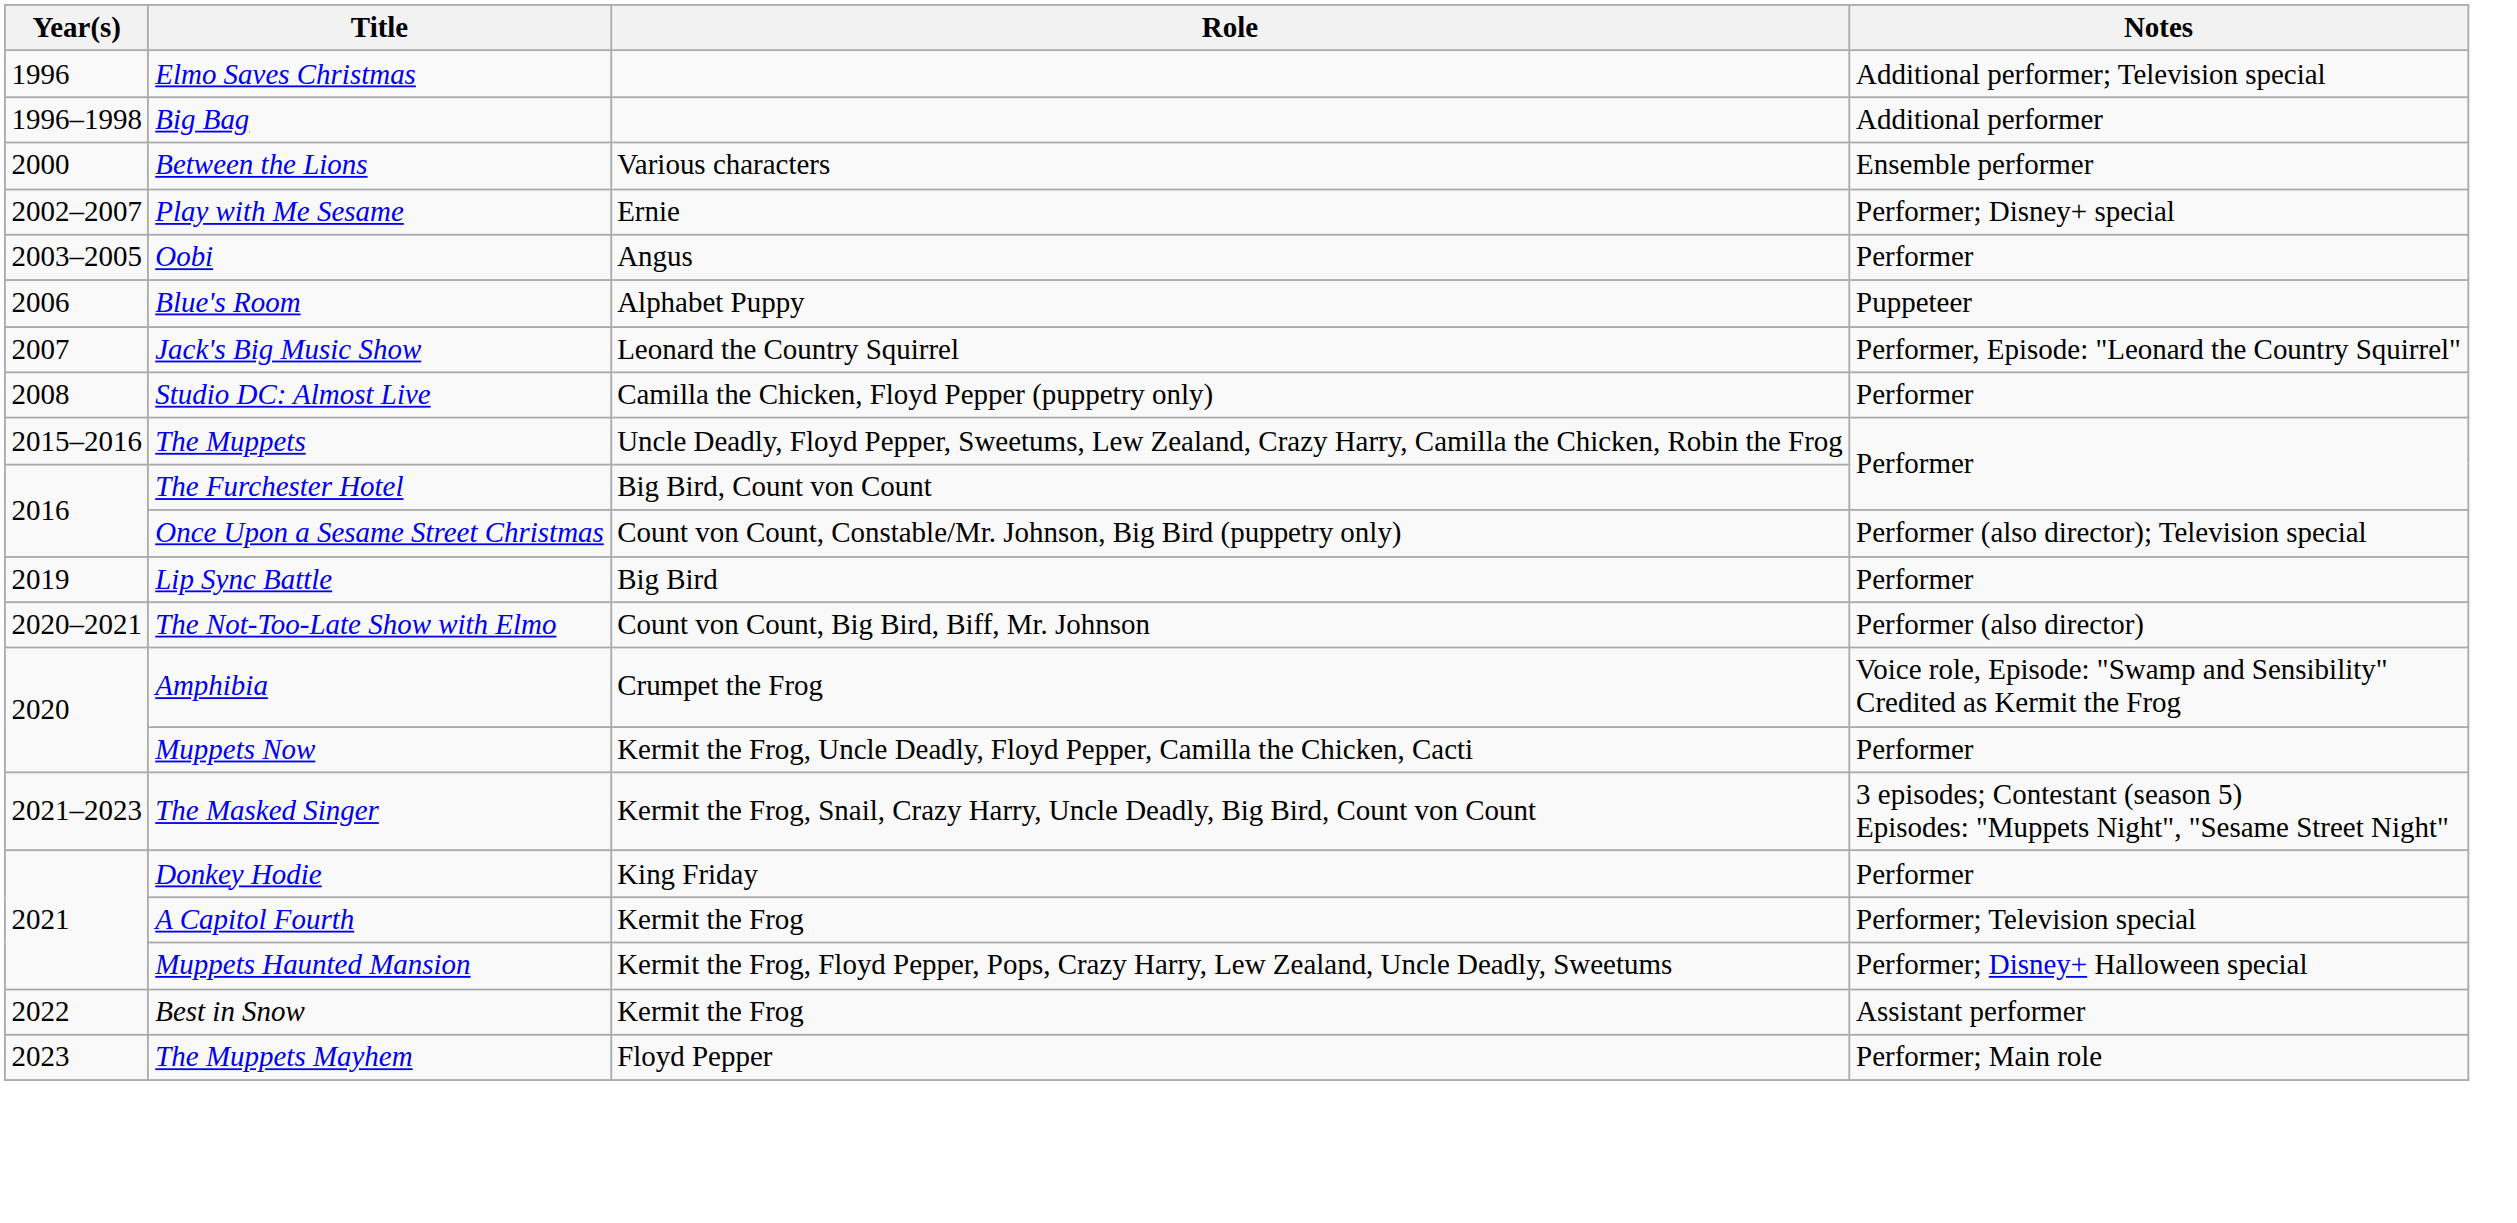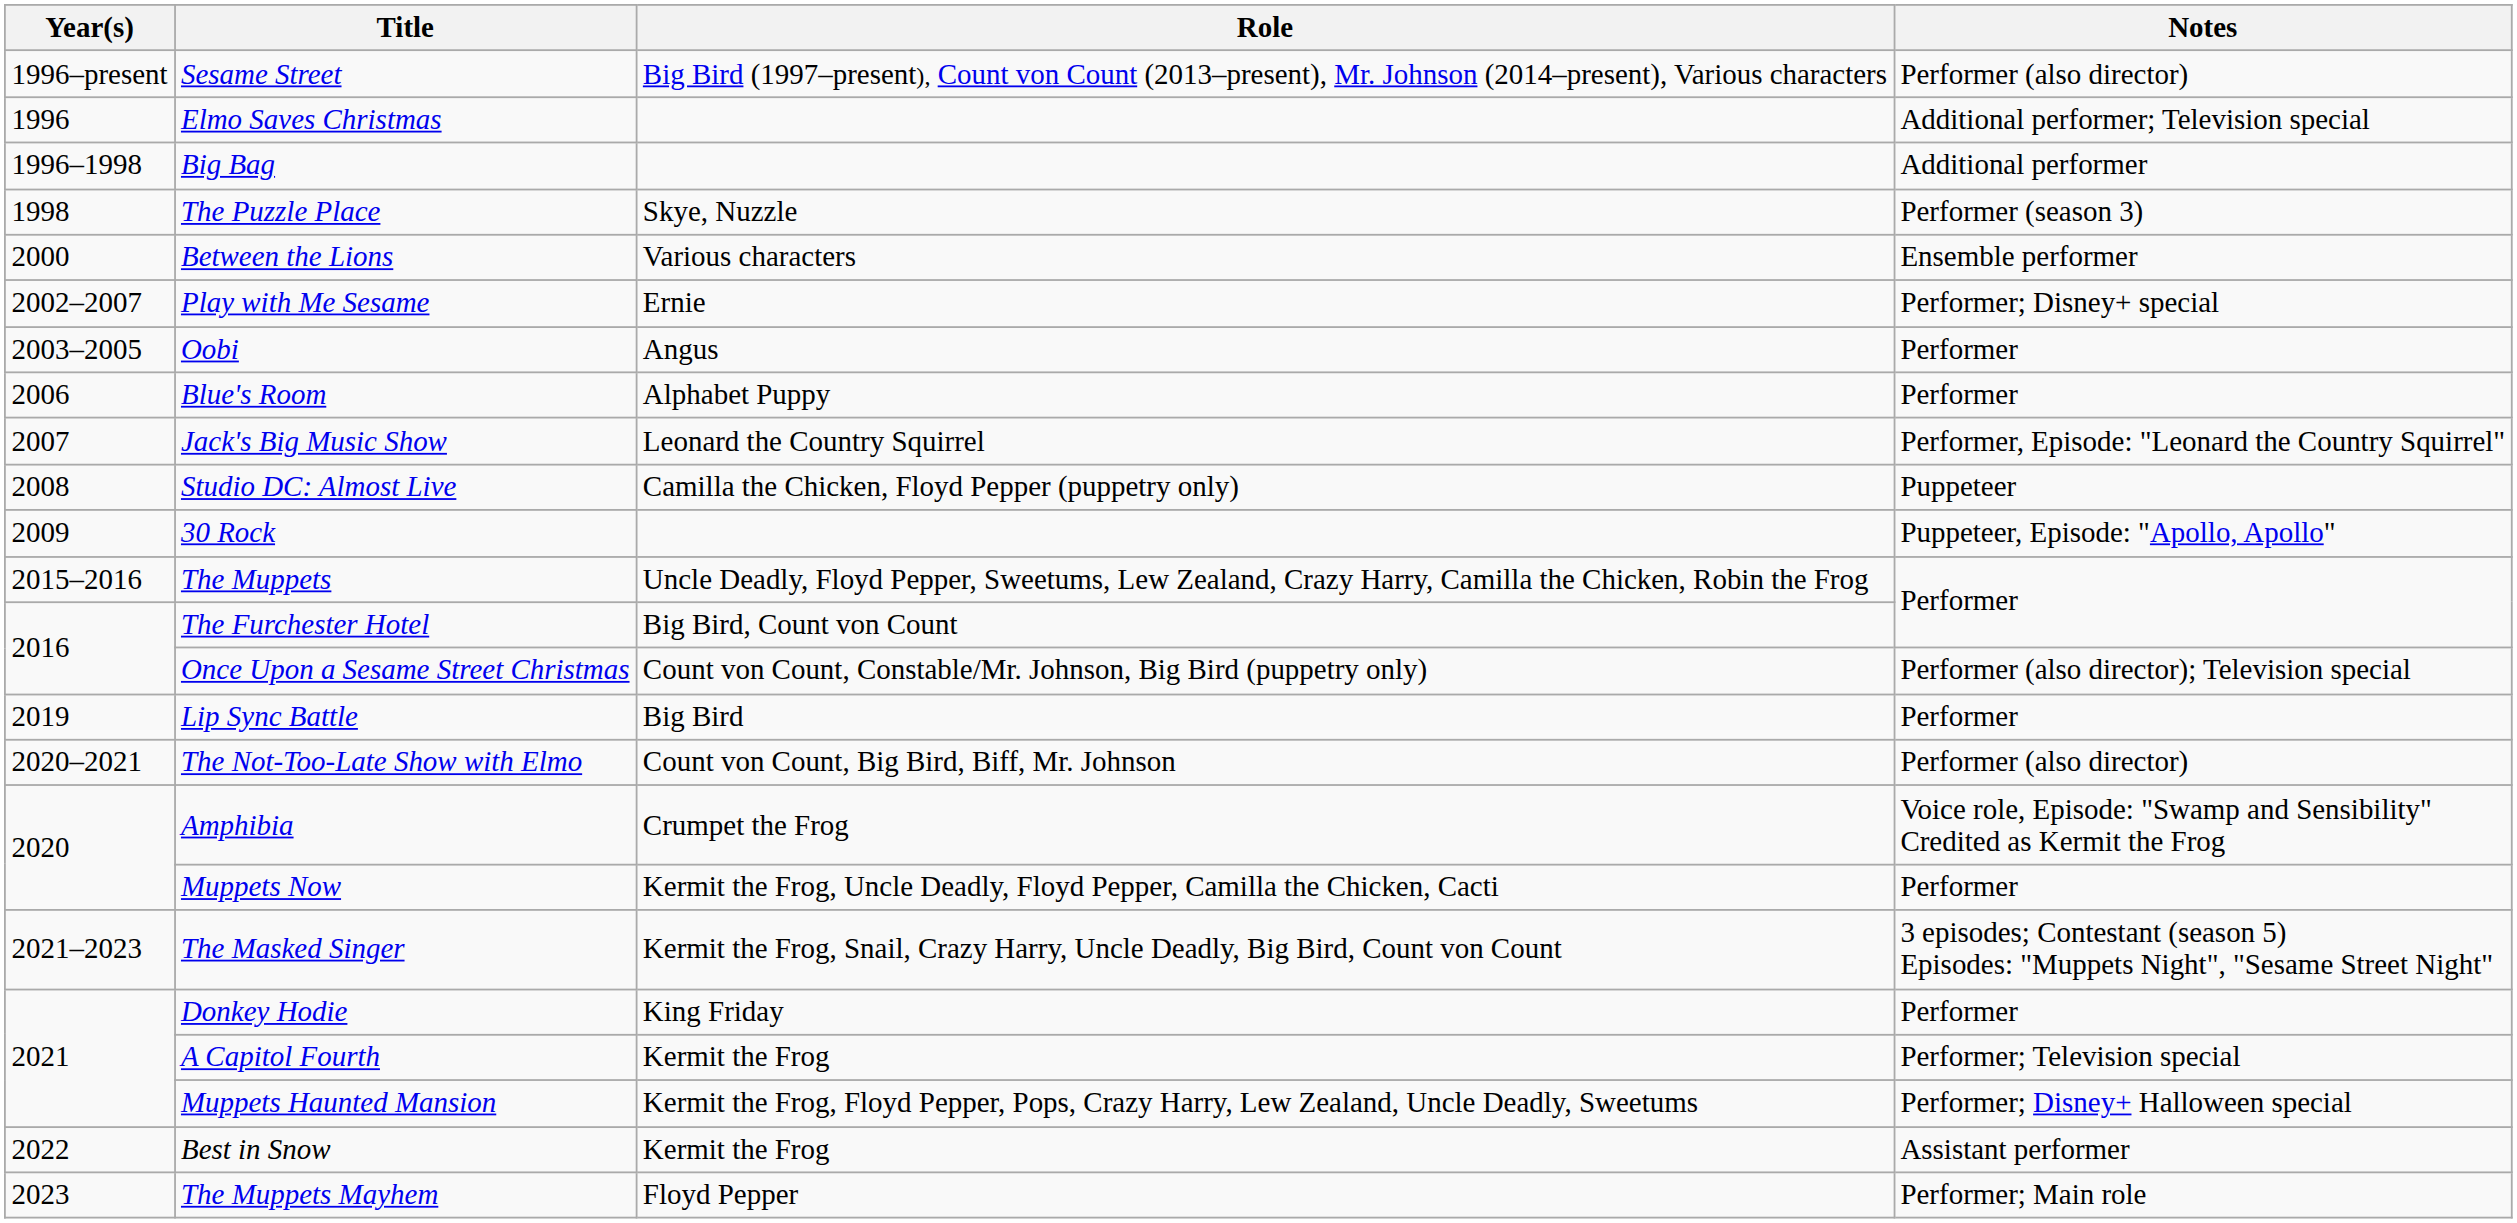+ row: (261, 73)
+ row: (281, 211)
(1914, 303) Puppeteer -> (1959, 394) Performer
(1915, 394) Performer -> (1958, 486) Puppeteer
+ row: (228, 532)
